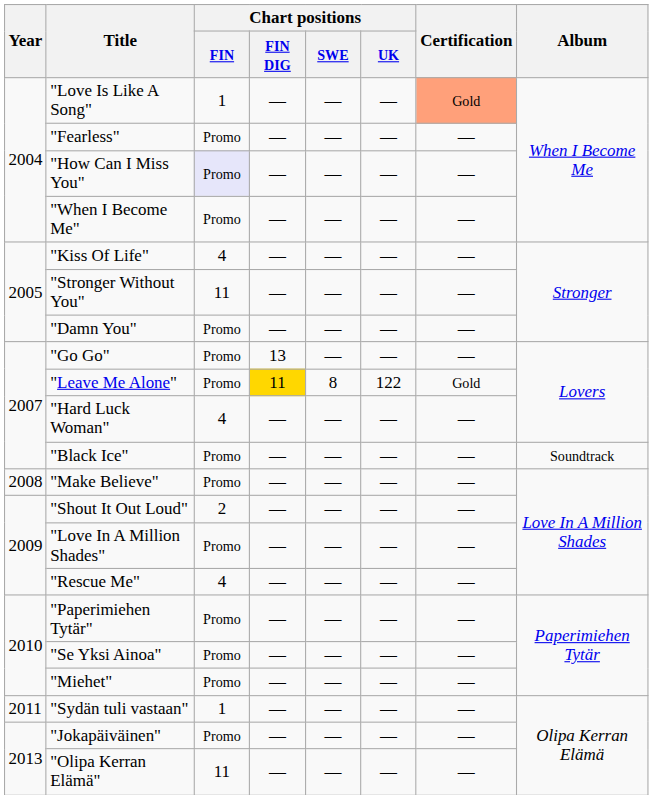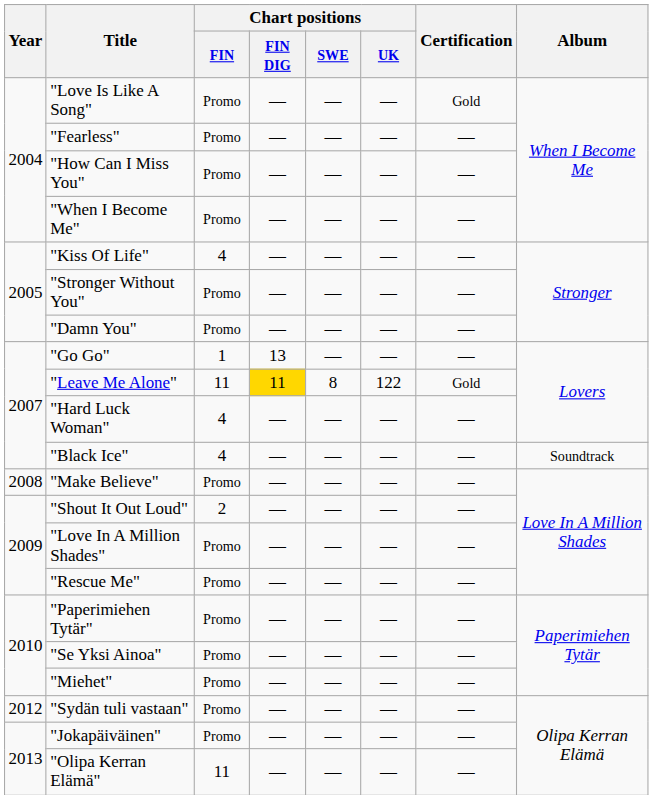(222, 100) 1 -> (222, 101) Promo
(466, 101) lightsalmon background -> (466, 101) no background
(222, 174) lavender background -> (222, 174) no background
(222, 292) 11 -> (222, 293) Promo
(222, 356) Promo -> (222, 355) 1
(222, 383) Promo -> (222, 382) 11
(222, 456) Promo -> (222, 455) 4
(222, 581) 4 -> (222, 582) Promo
(25, 708) 2011 -> (25, 708) 2012
(222, 708) 1 -> (222, 709) Promo
